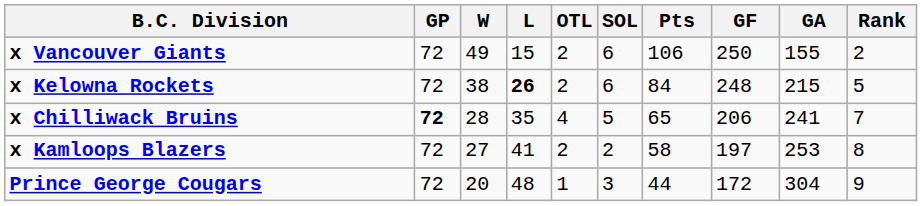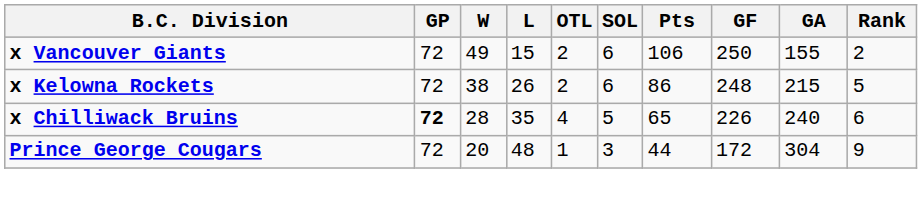(523, 86) bold -> (523, 86) normal
(660, 86) 84 -> (660, 86) 86
(734, 119) 206 -> (734, 119) 226
(802, 119) 241 -> (802, 119) 240
(859, 119) 7 -> (859, 119) 6
- row: (118, 152)
